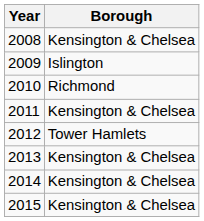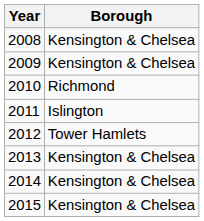(76, 63) Islington -> (121, 63) Kensington & Chelsea
(121, 110) Kensington & Chelsea -> (76, 110) Islington
